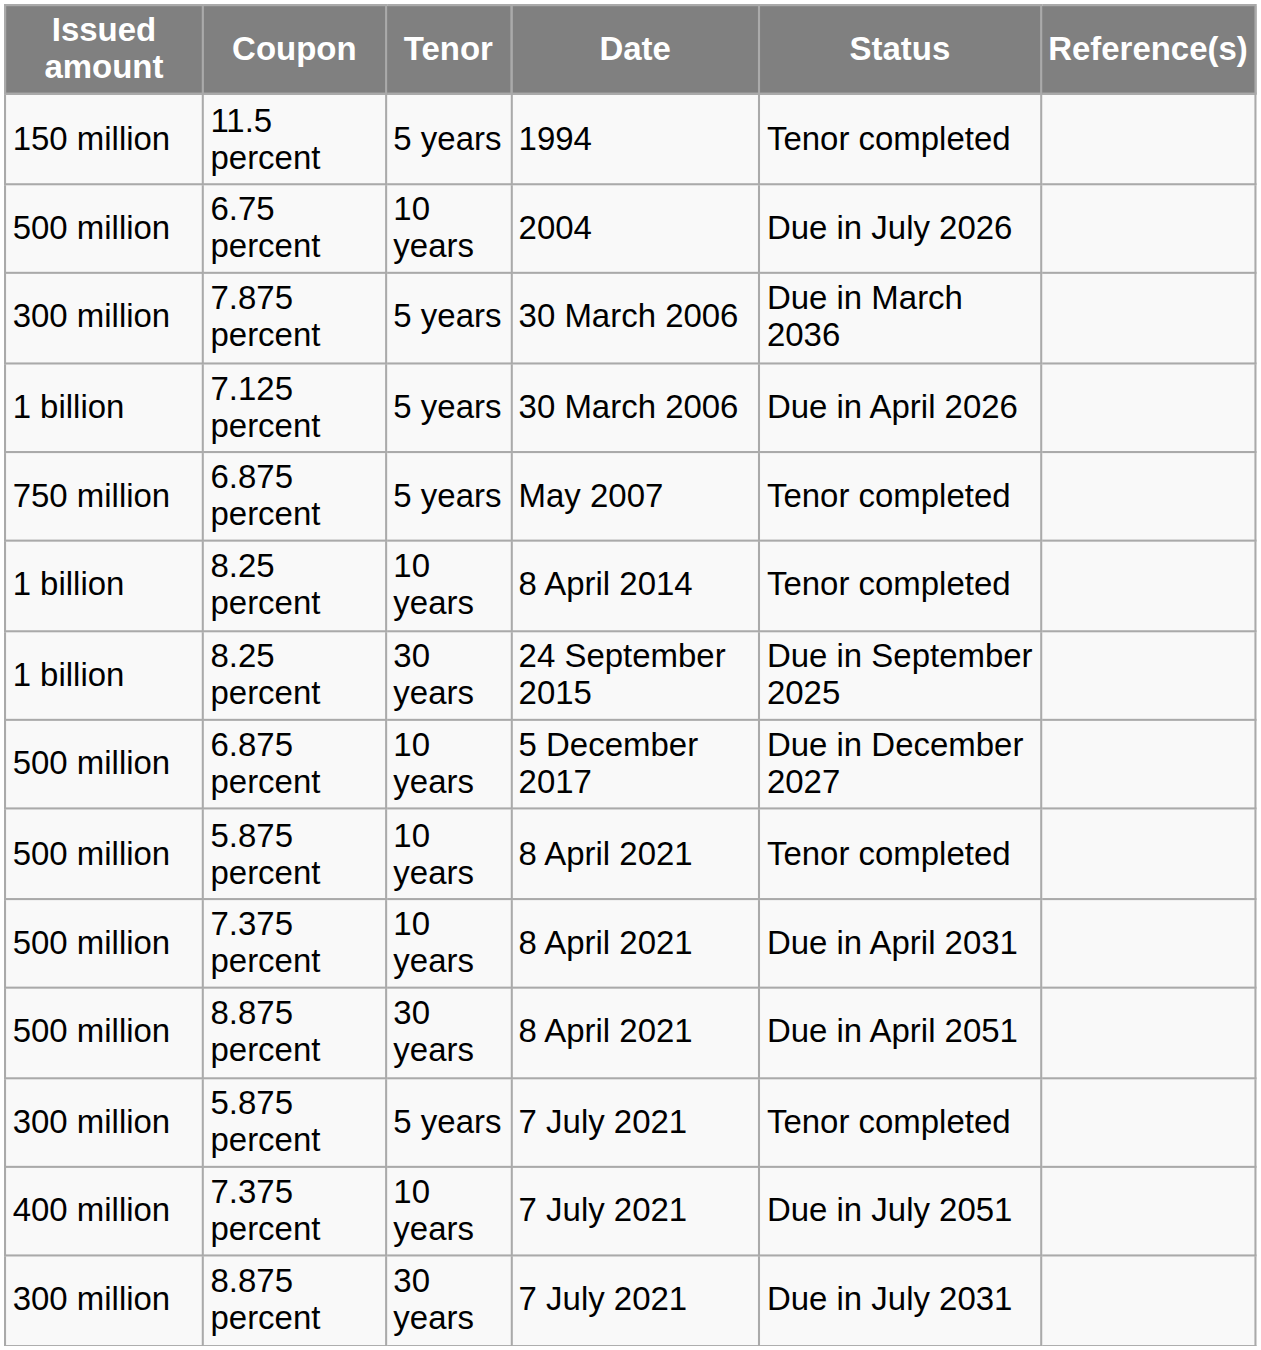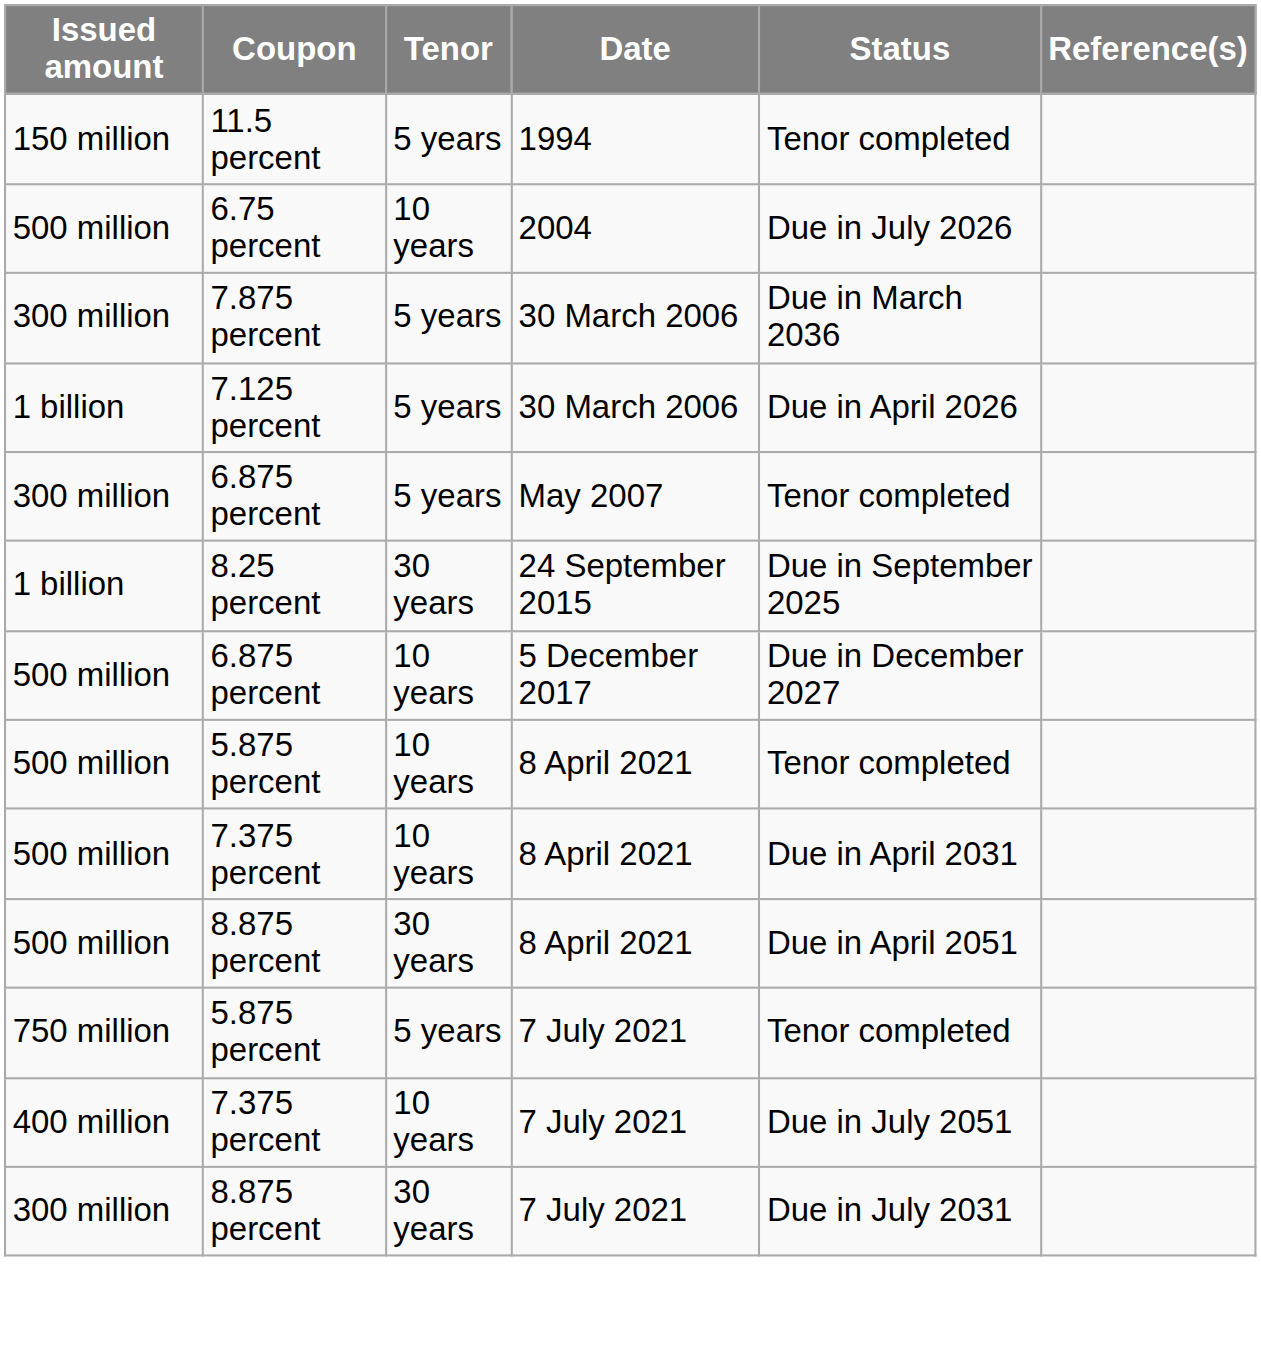(91, 495) 750 million -> (91, 495) 300 million
- row: (265, 585)
(91, 1121) 300 million -> (91, 1032) 750 million
